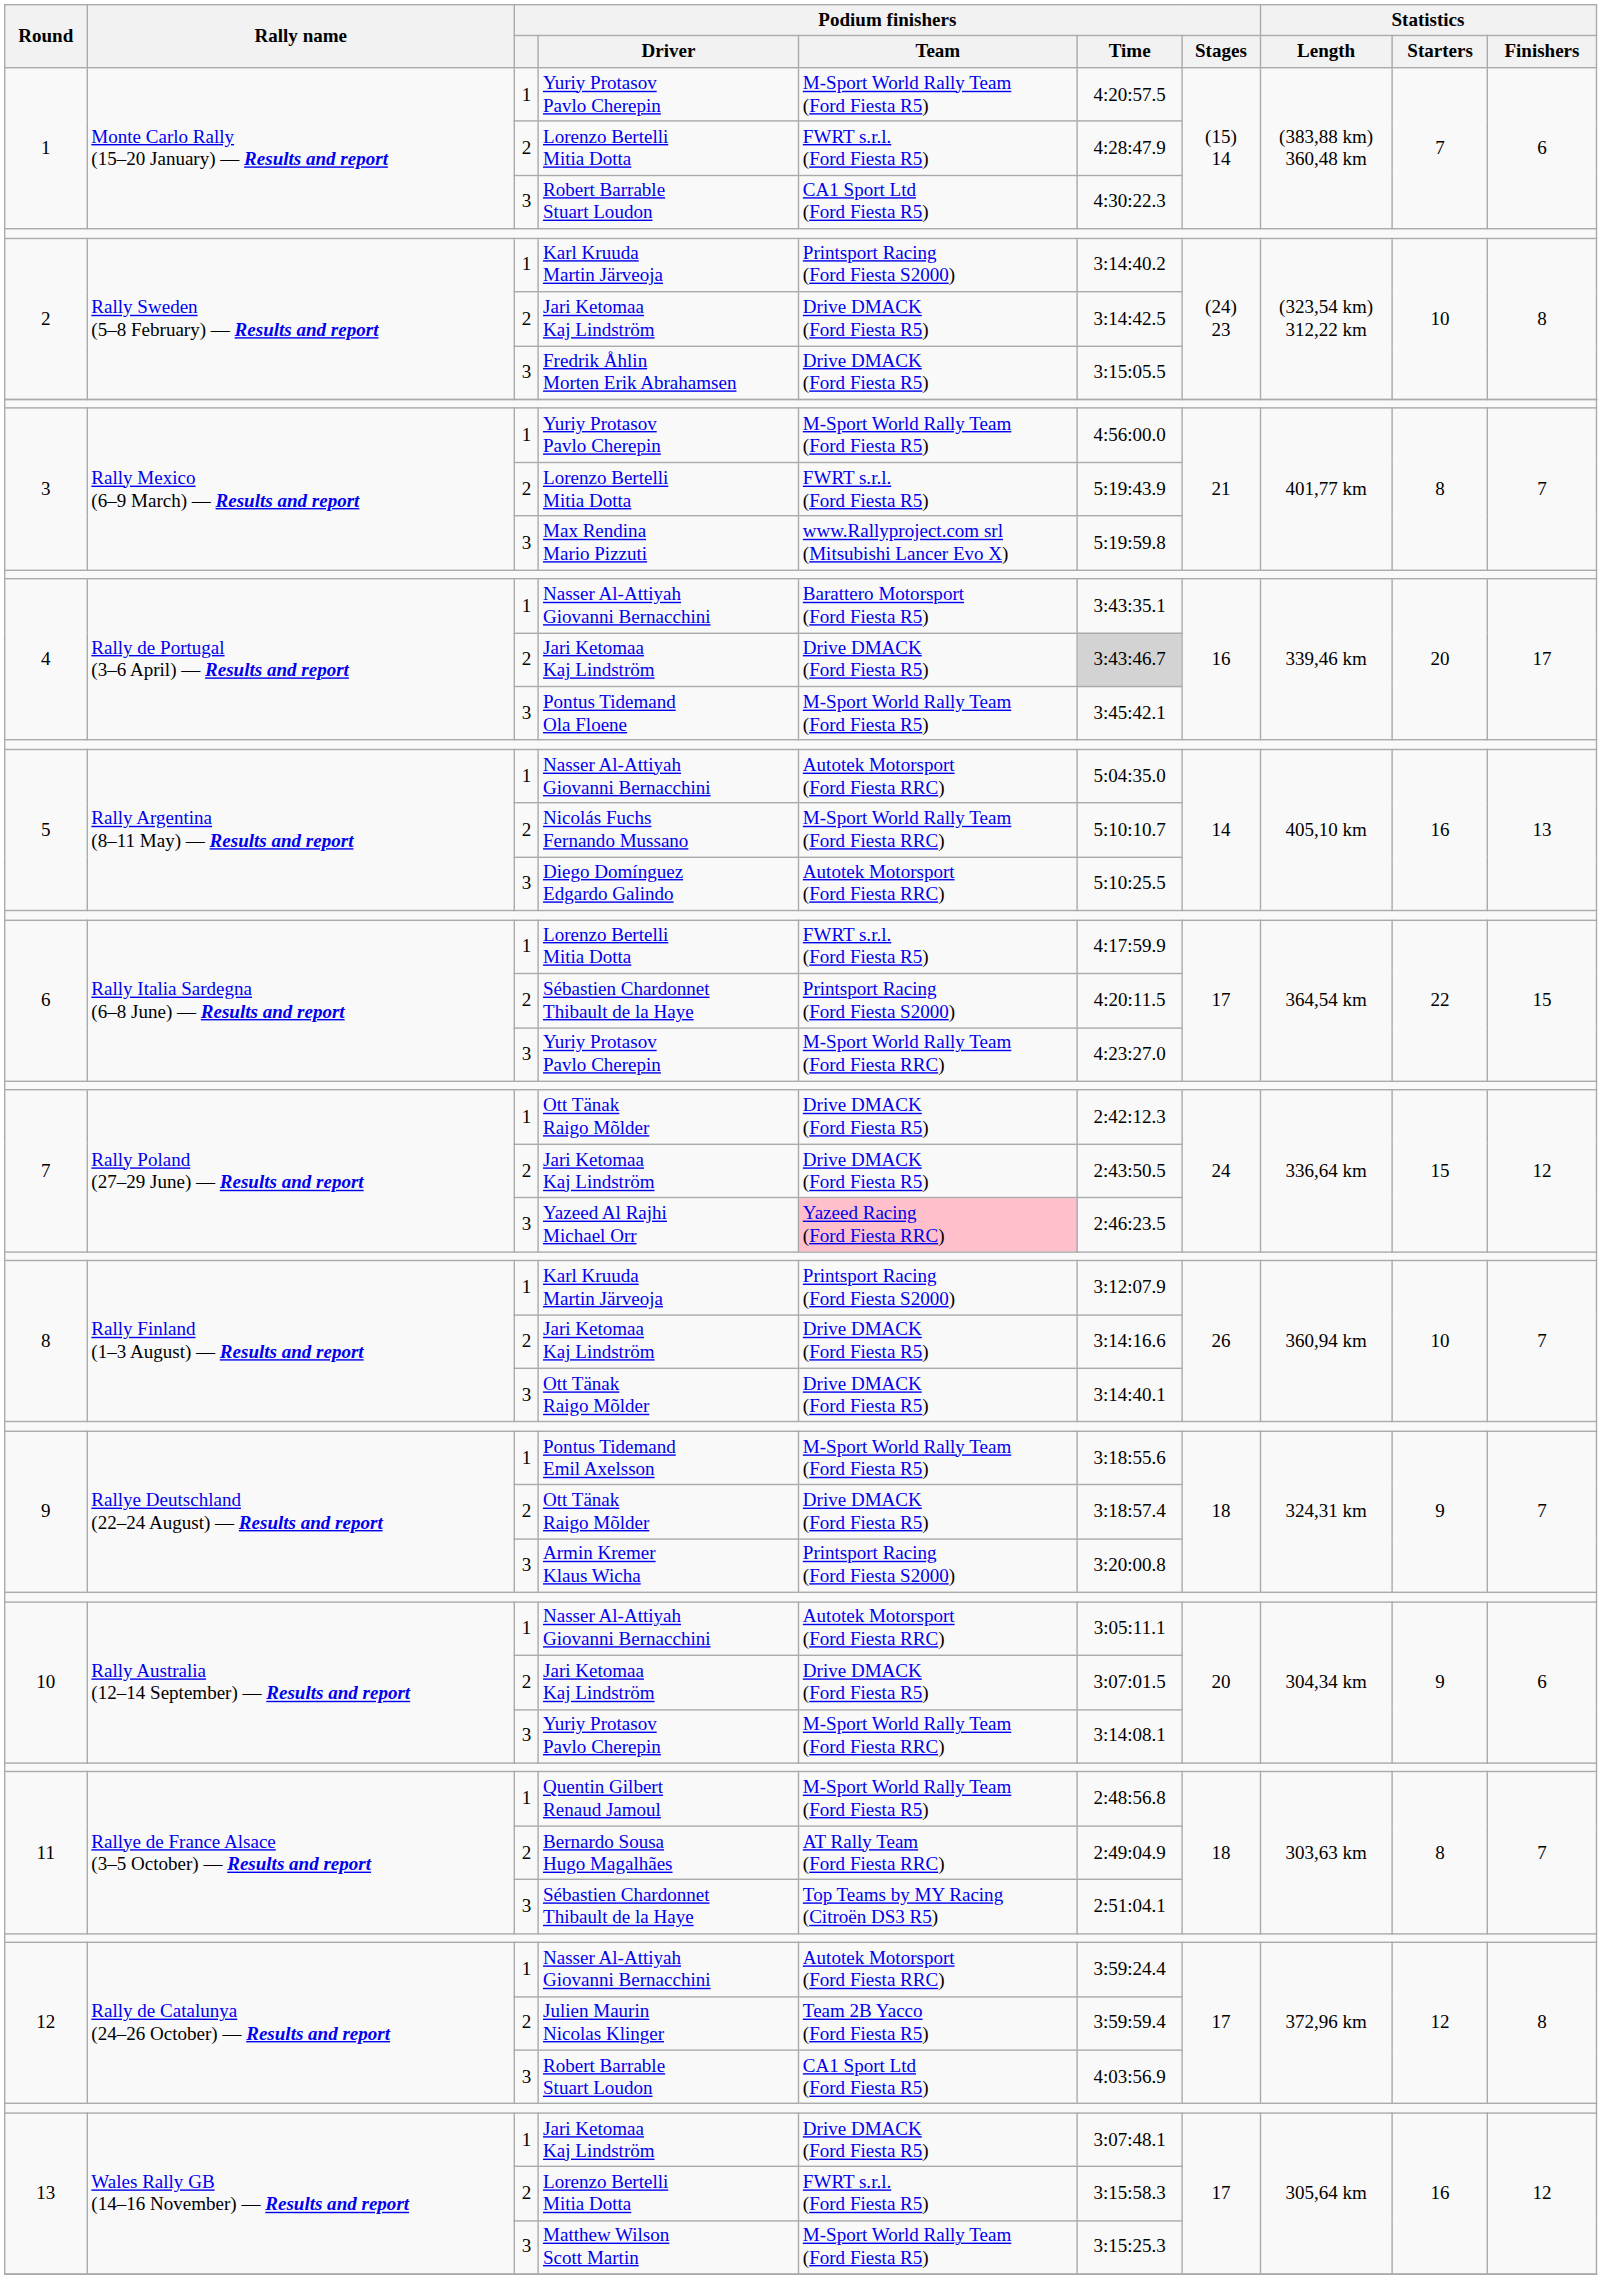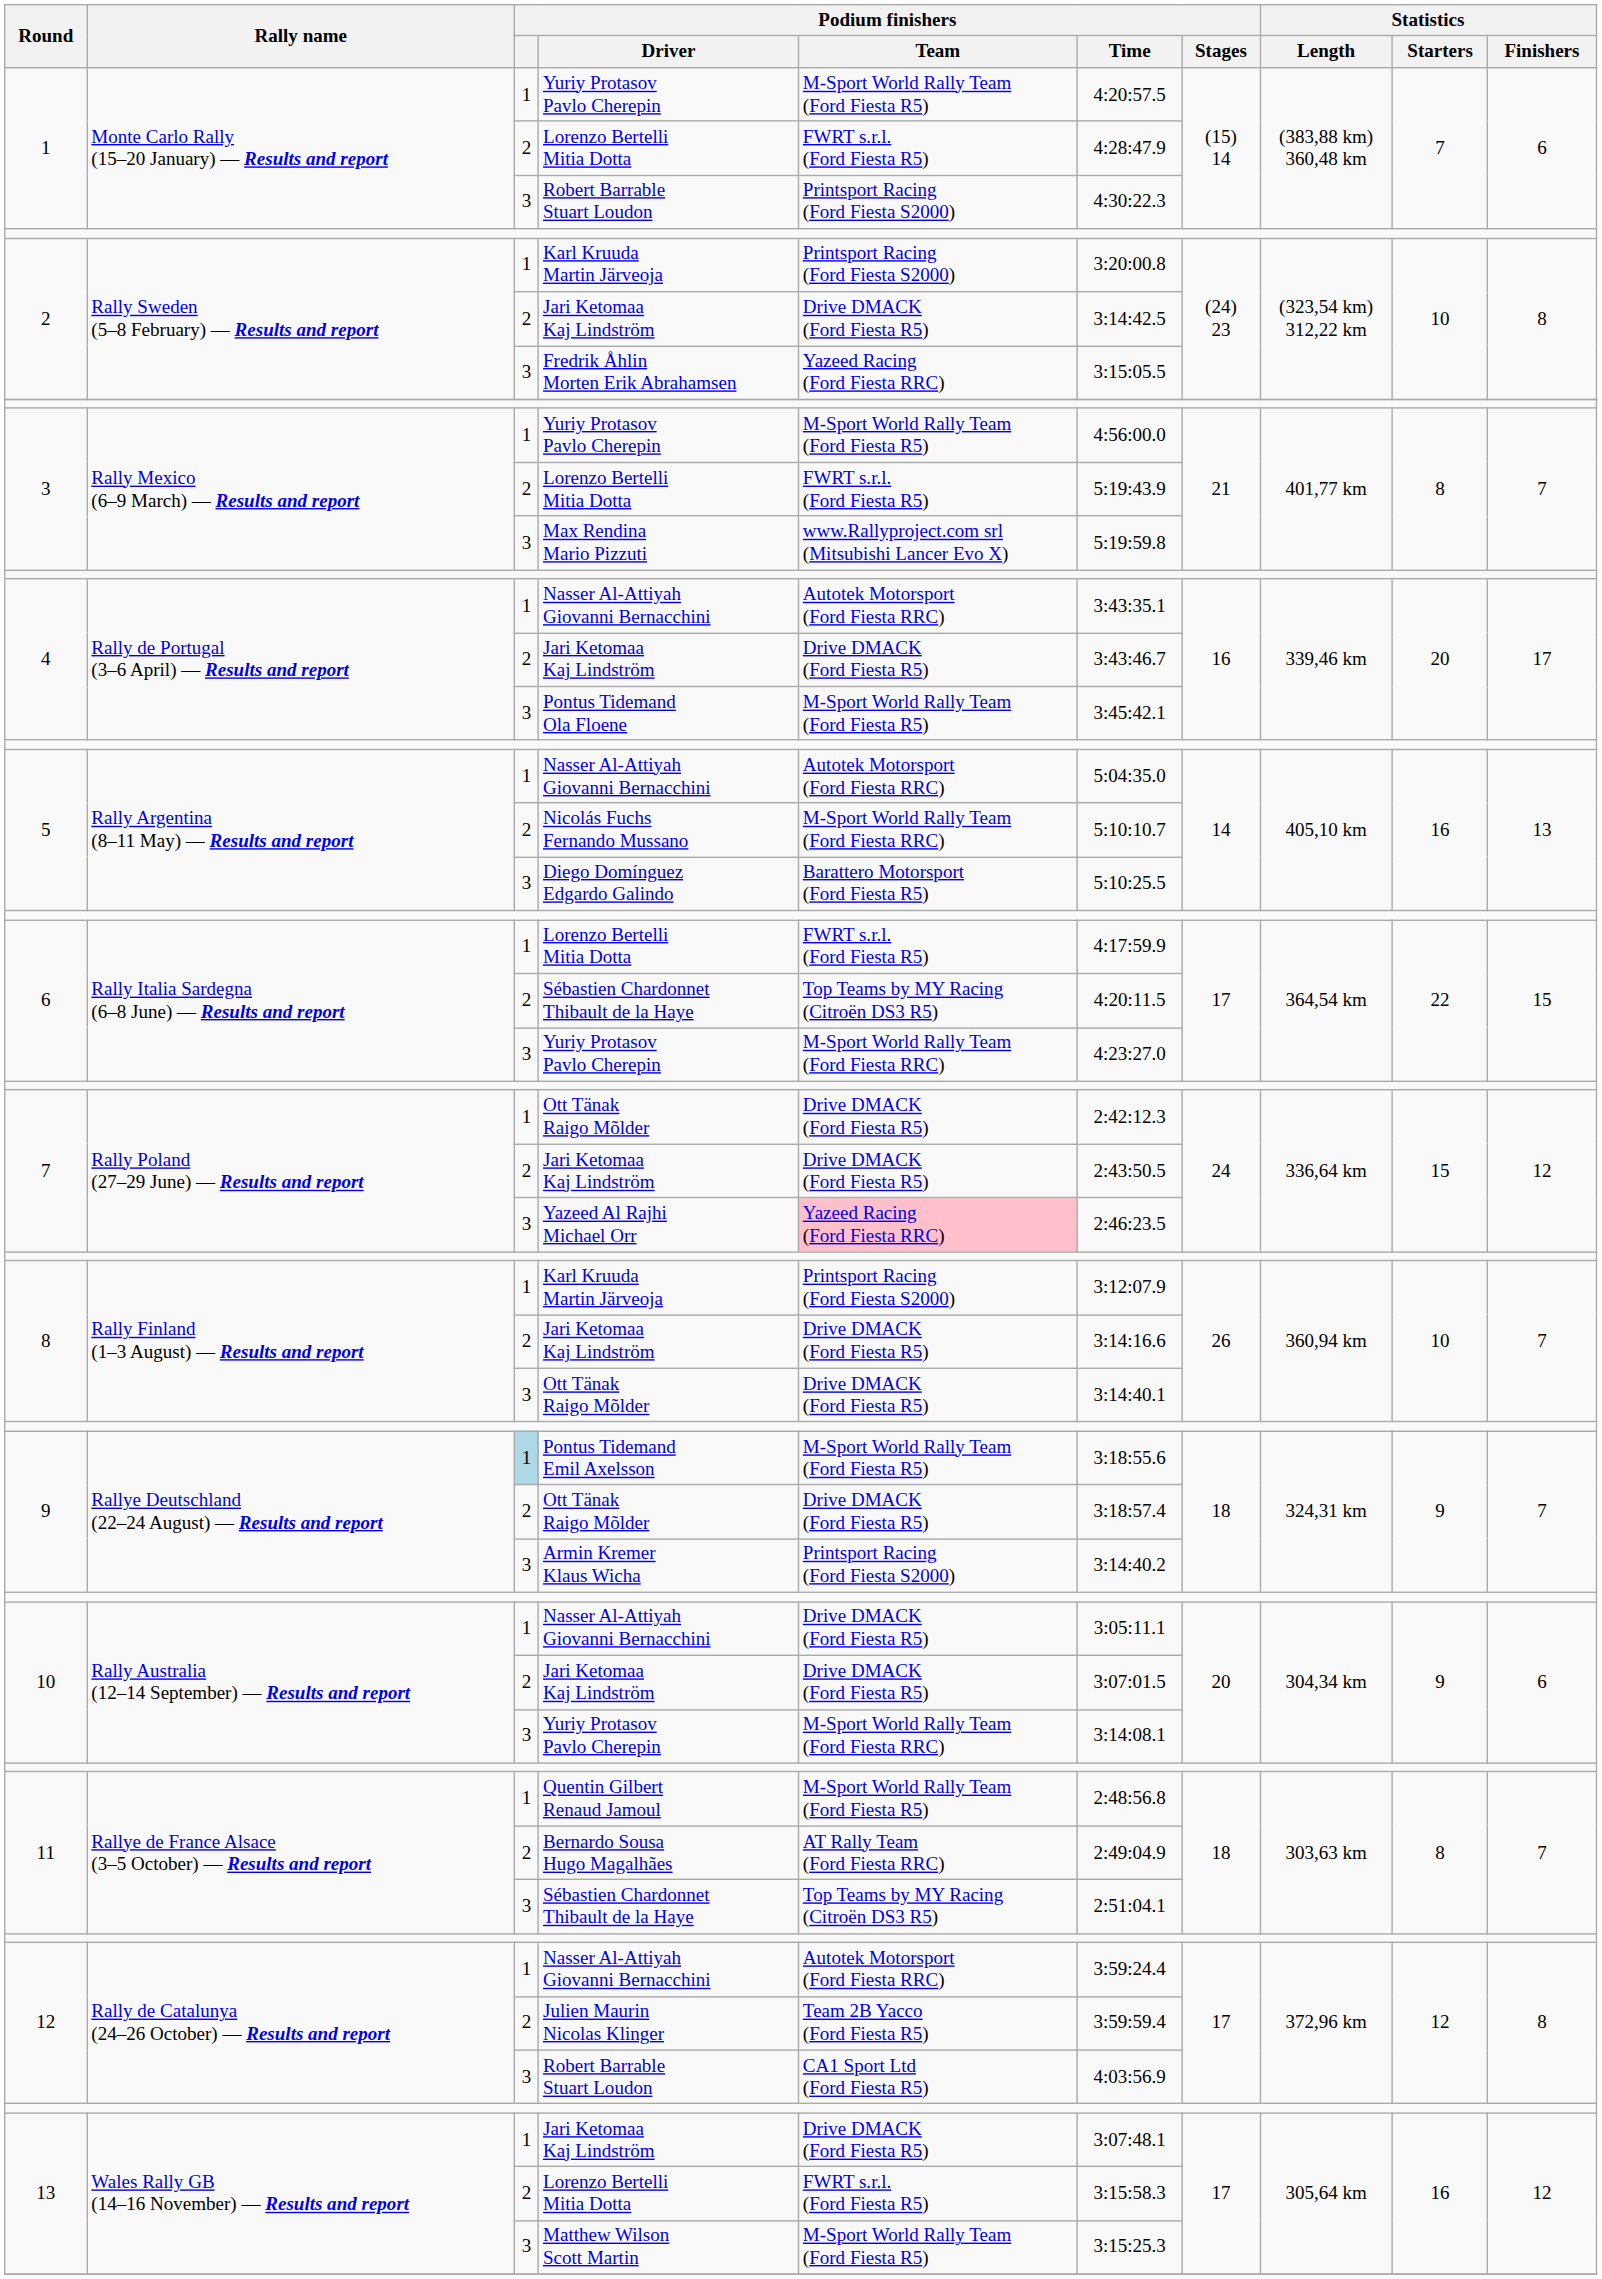(866, 201) CA1 Sport Ltd (Ford Fiesta R5) -> (879, 201) Printsport Racing (Ford Fiesta S2000)
(1130, 264) 3:14:40.2 -> (1130, 264) 3:20:00.8
(866, 371) Drive DMACK (Ford Fiesta R5) -> (874, 371) Yazeed Racing (Ford Fiesta RRC)
(883, 605) Barattero Motorsport (Ford Fiesta R5) -> (879, 605) Autotek Motorsport (Ford Fiesta RRC)
(1130, 658) lightgrey background -> (1130, 658) no background
(879, 883) Autotek Motorsport (Ford Fiesta RRC) -> (883, 883) Barattero Motorsport (Ford Fiesta R5)
(879, 999) Printsport Racing (Ford Fiesta S2000) -> (903, 999) Top Teams by MY Racing (Citroën DS3 R5)
(527, 1457) no background -> (527, 1457) lightblue background
(1130, 1565) 3:20:00.8 -> (1130, 1565) 3:14:40.2
(879, 1627) Autotek Motorsport (Ford Fiesta RRC) -> (866, 1627) Drive DMACK (Ford Fiesta R5)
